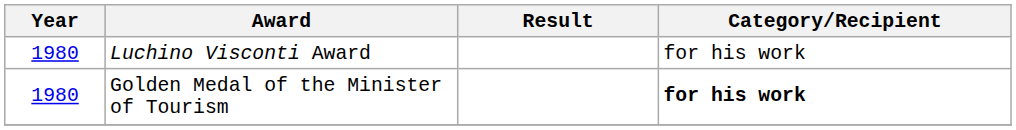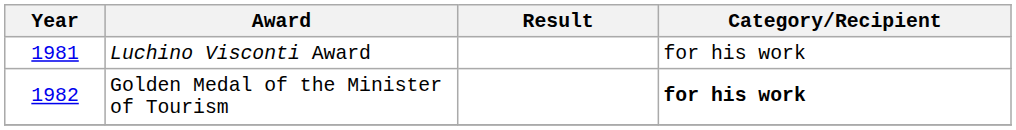(55, 53) 1980 -> (55, 53) 1981
(55, 97) 1980 -> (55, 97) 1982
